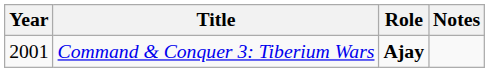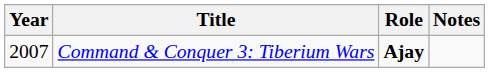(29, 51) 2001 -> (29, 51) 2007
